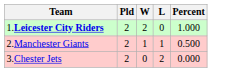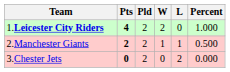+ column: (126, 12)
